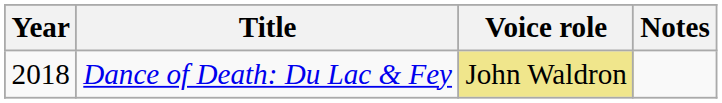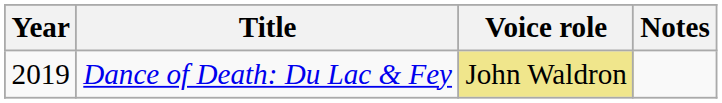(41, 73) 2018 -> (41, 73) 2019
